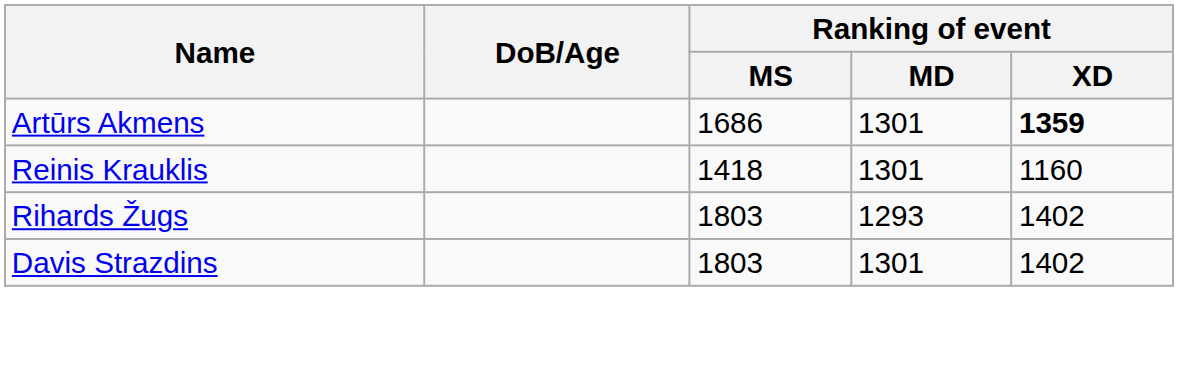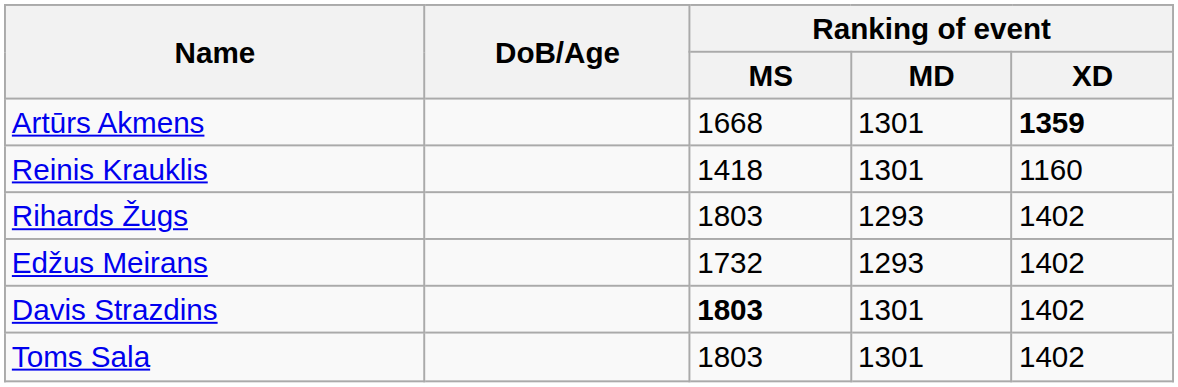(730, 122) 1686 -> (730, 122) 1668
+ row: (110, 263)
(730, 263) normal -> (730, 310) bold
+ row: (81, 357)
